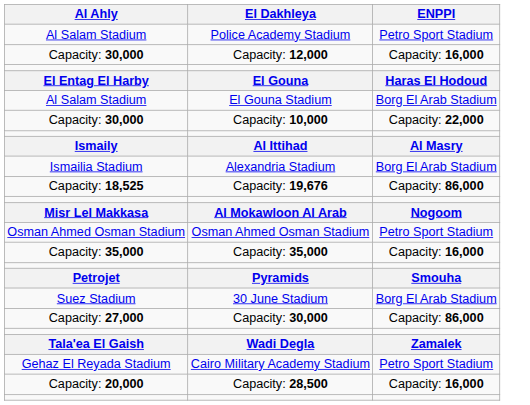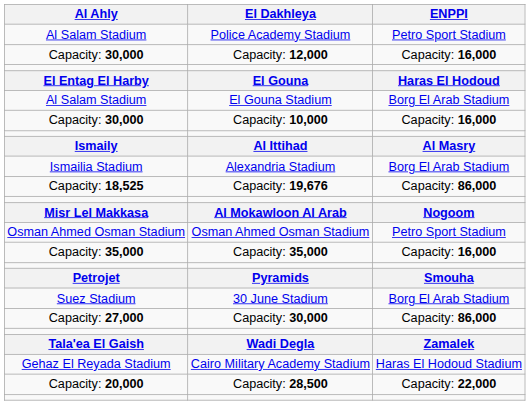(436, 120) Capacity: 22,000 -> (449, 120) Capacity: 16,000
(436, 364) Petro Sport Stadium -> (449, 364) Haras El Hodoud Stadium
(436, 384) Capacity: 16,000 -> (449, 384) Capacity: 22,000
